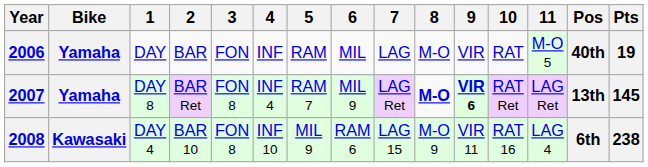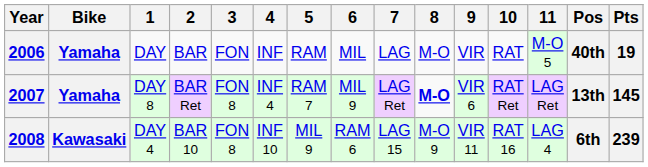(471, 96) bold -> (471, 96) normal
(626, 140) 238 -> (626, 140) 239
